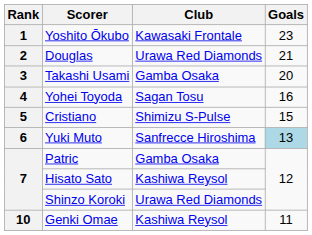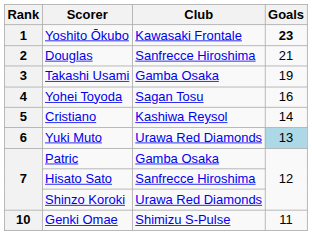(286, 35) normal -> (286, 35) bold
(199, 55) Urawa Red Diamonds -> (195, 55) Sanfrecce Hiroshima
(286, 76) 20 -> (286, 76) 19
(183, 117) Shimizu S-Pulse -> (181, 117) Kashiwa Reysol
(286, 117) 15 -> (286, 117) 14
(195, 138) Sanfrecce Hiroshima -> (199, 138) Urawa Red Diamonds
(181, 179) Kashiwa Reysol -> (195, 179) Sanfrecce Hiroshima
(181, 220) Kashiwa Reysol -> (183, 220) Shimizu S-Pulse
